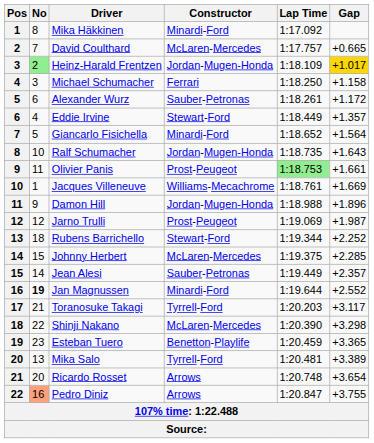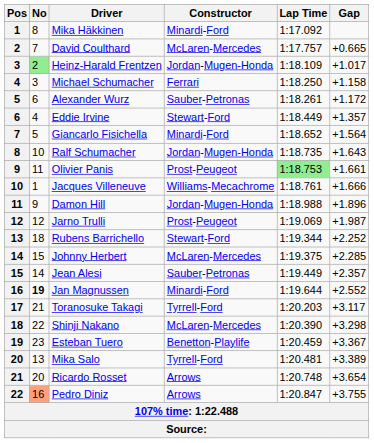(349, 65) gold background -> (349, 65) no background
(349, 186) +1.669 -> (349, 186) +1.666
(349, 342) +3.365 -> (349, 342) +3.367
